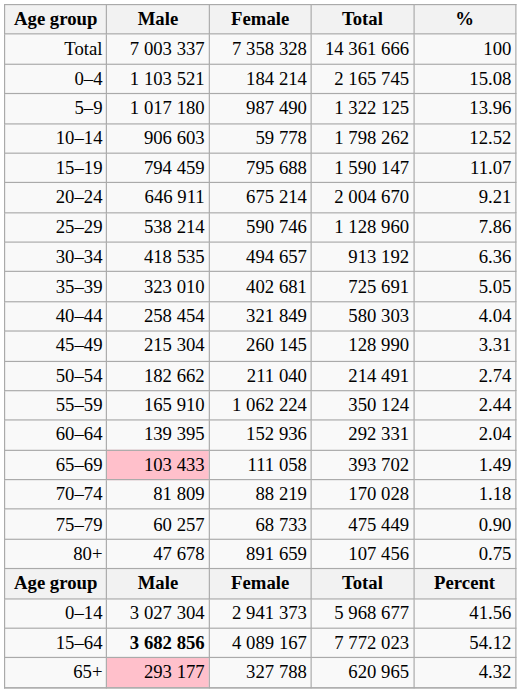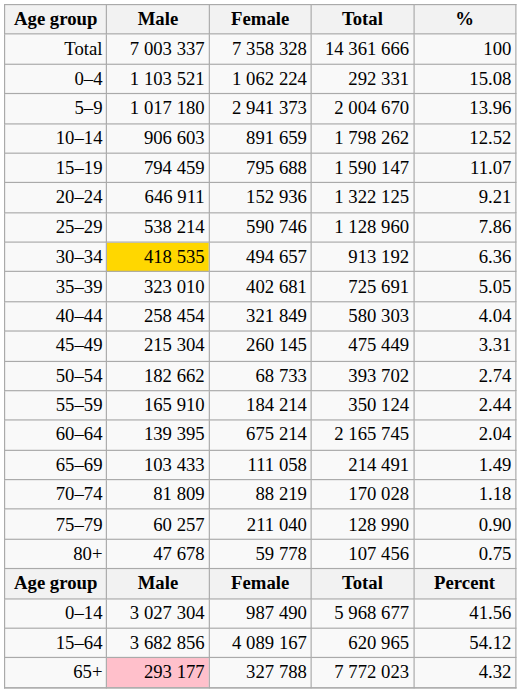(277, 78) 184 214 -> (270, 78) 1 062 224
(372, 78) 2 165 745 -> (379, 78) 292 331
(277, 108) 987 490 -> (270, 108) 2 941 373
(372, 108) 1 322 125 -> (372, 108) 2 004 670
(281, 138) 59 778 -> (277, 138) 891 659
(277, 197) 675 214 -> (277, 197) 152 936
(372, 197) 2 004 670 -> (372, 197) 1 322 125
(174, 256) no background -> (174, 256) gold background
(379, 345) 128 990 -> (379, 345) 475 449
(277, 375) 211 040 -> (281, 375) 68 733
(379, 375) 214 491 -> (379, 375) 393 702
(270, 405) 1 062 224 -> (277, 405) 184 214
(277, 434) 152 936 -> (277, 434) 675 214
(379, 434) 292 331 -> (372, 434) 2 165 745
(174, 464) pink background -> (174, 464) no background
(379, 464) 393 702 -> (379, 464) 214 491
(281, 524) 68 733 -> (277, 524) 211 040
(379, 524) 475 449 -> (379, 524) 128 990
(277, 553) 891 659 -> (281, 553) 59 778
(270, 613) 2 941 373 -> (277, 613) 987 490
(167, 642) bold -> (167, 642) normal
(372, 642) 7 772 023 -> (379, 642) 620 965
(379, 672) 620 965 -> (372, 672) 7 772 023
